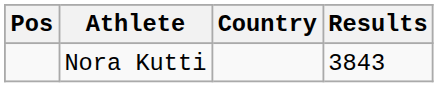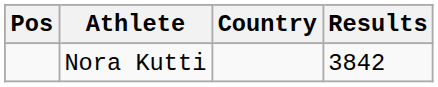(357, 63) 3843 -> (357, 63) 3842
